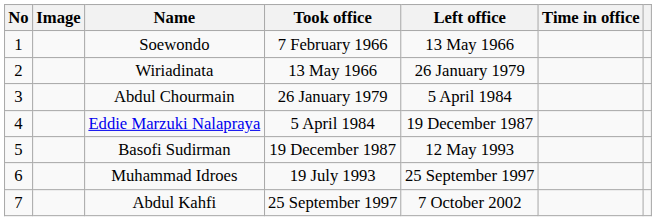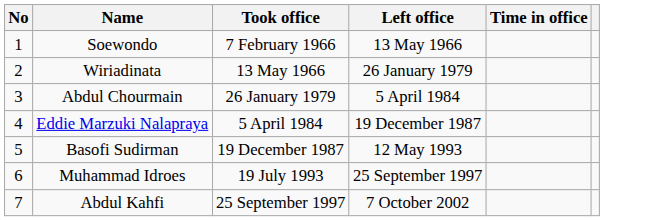- column: (59, 17)
